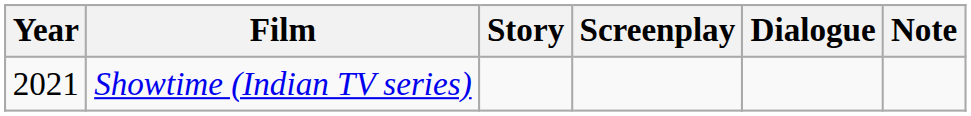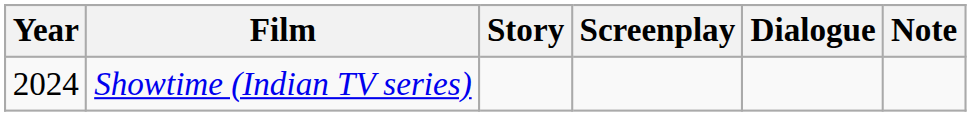(46, 83) 2021 -> (46, 83) 2024
